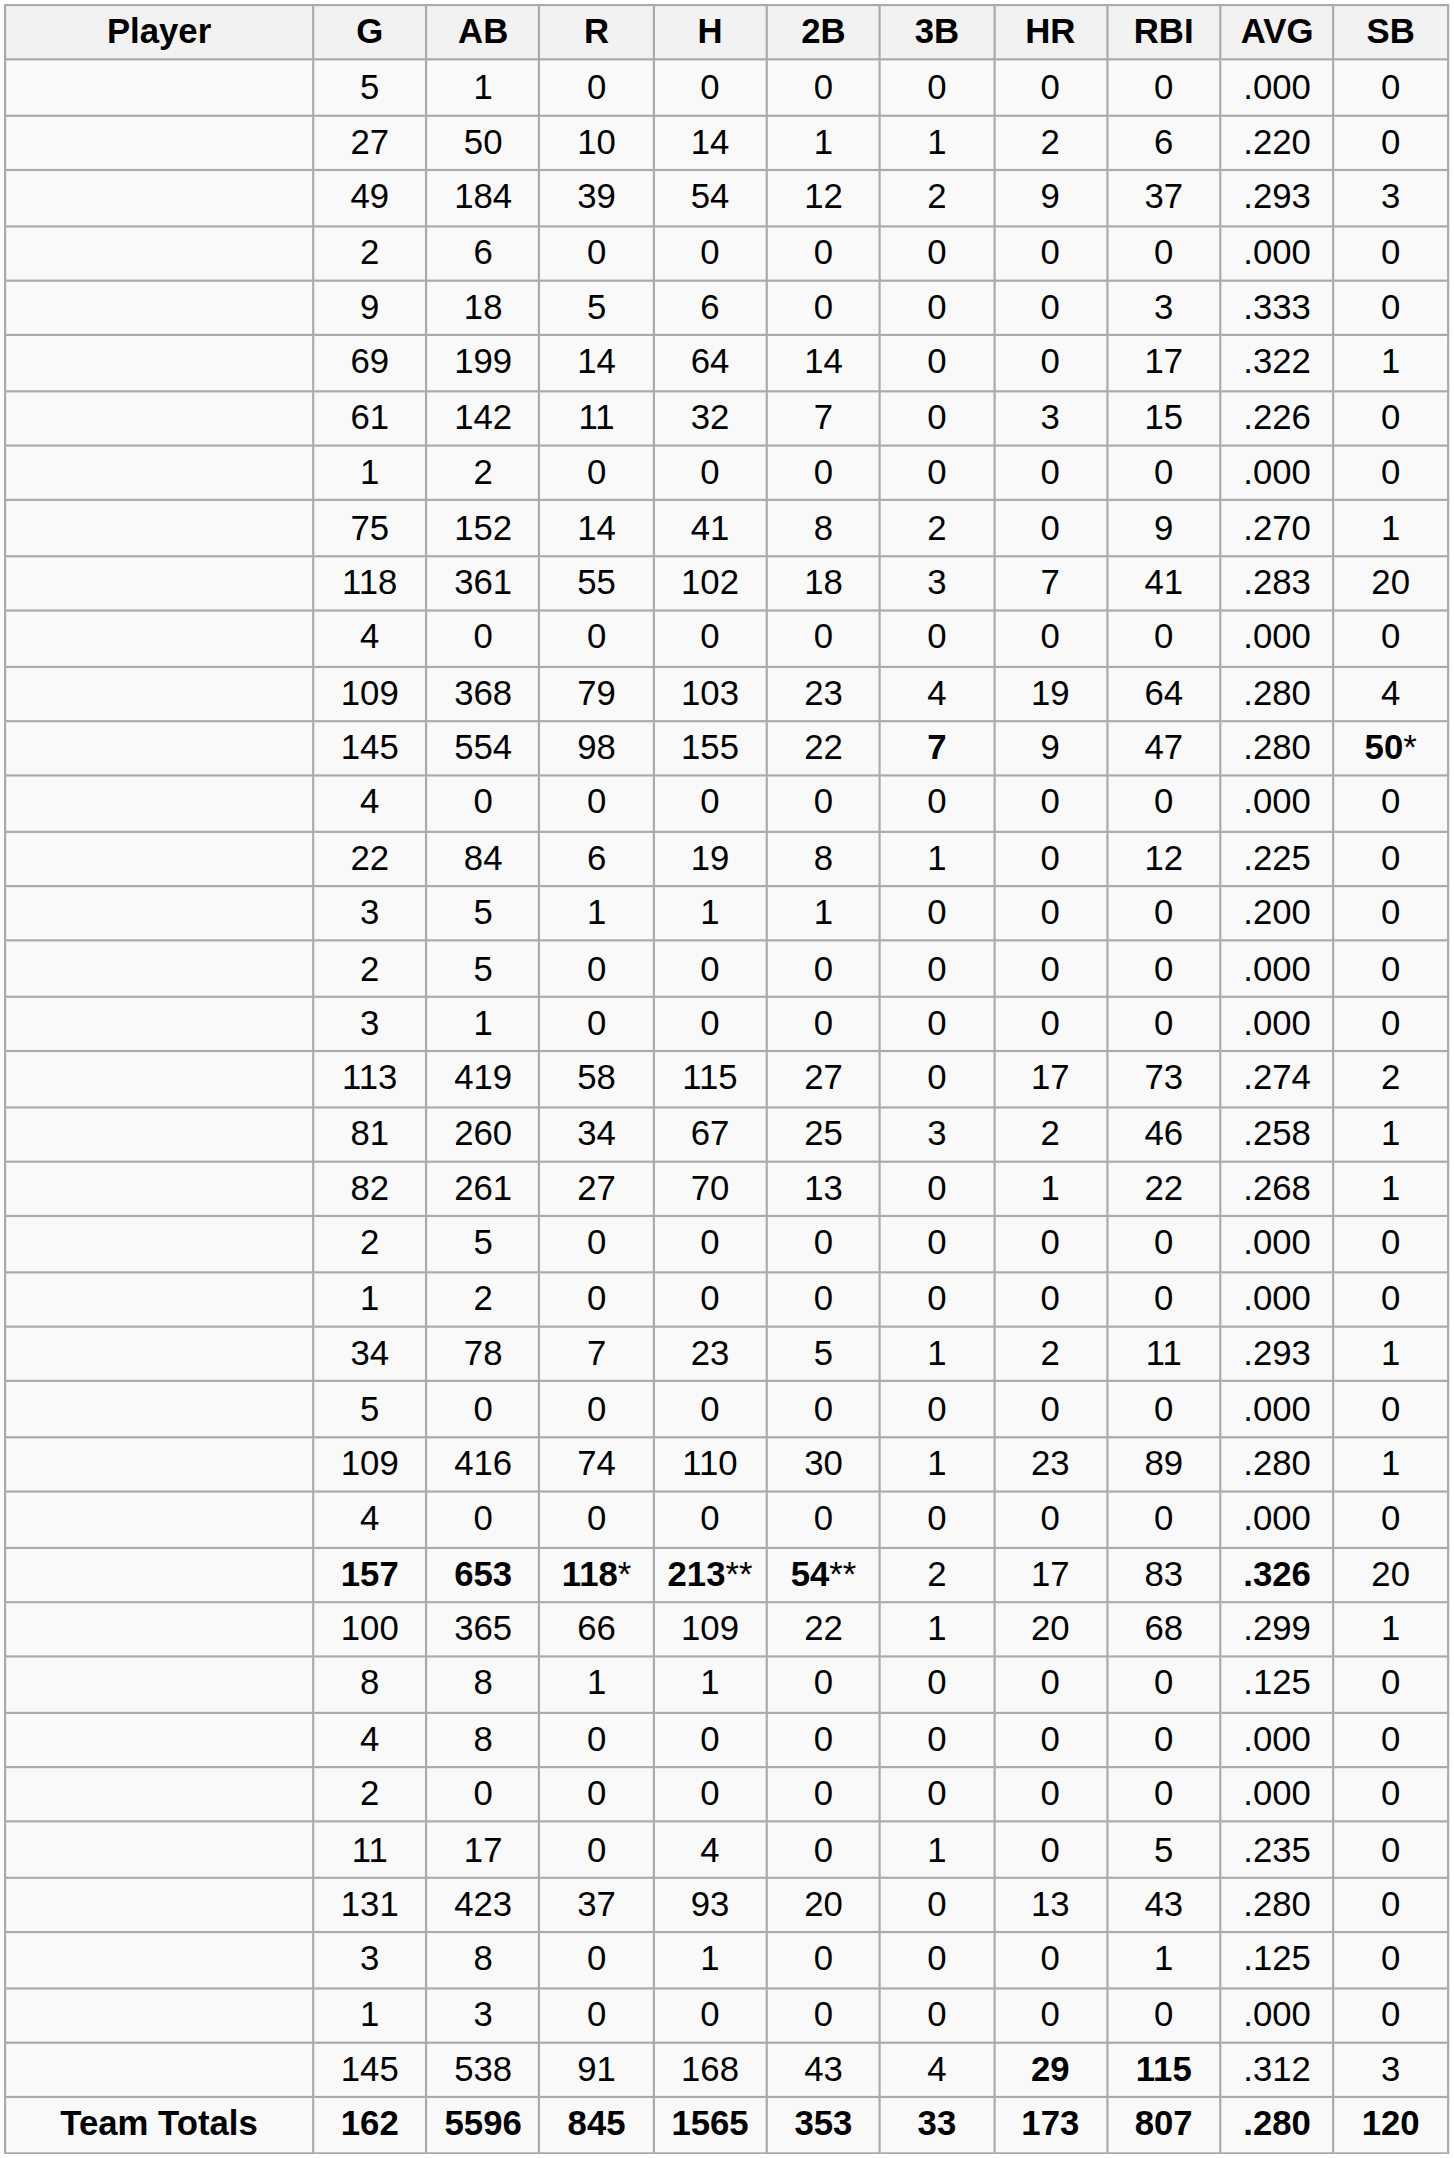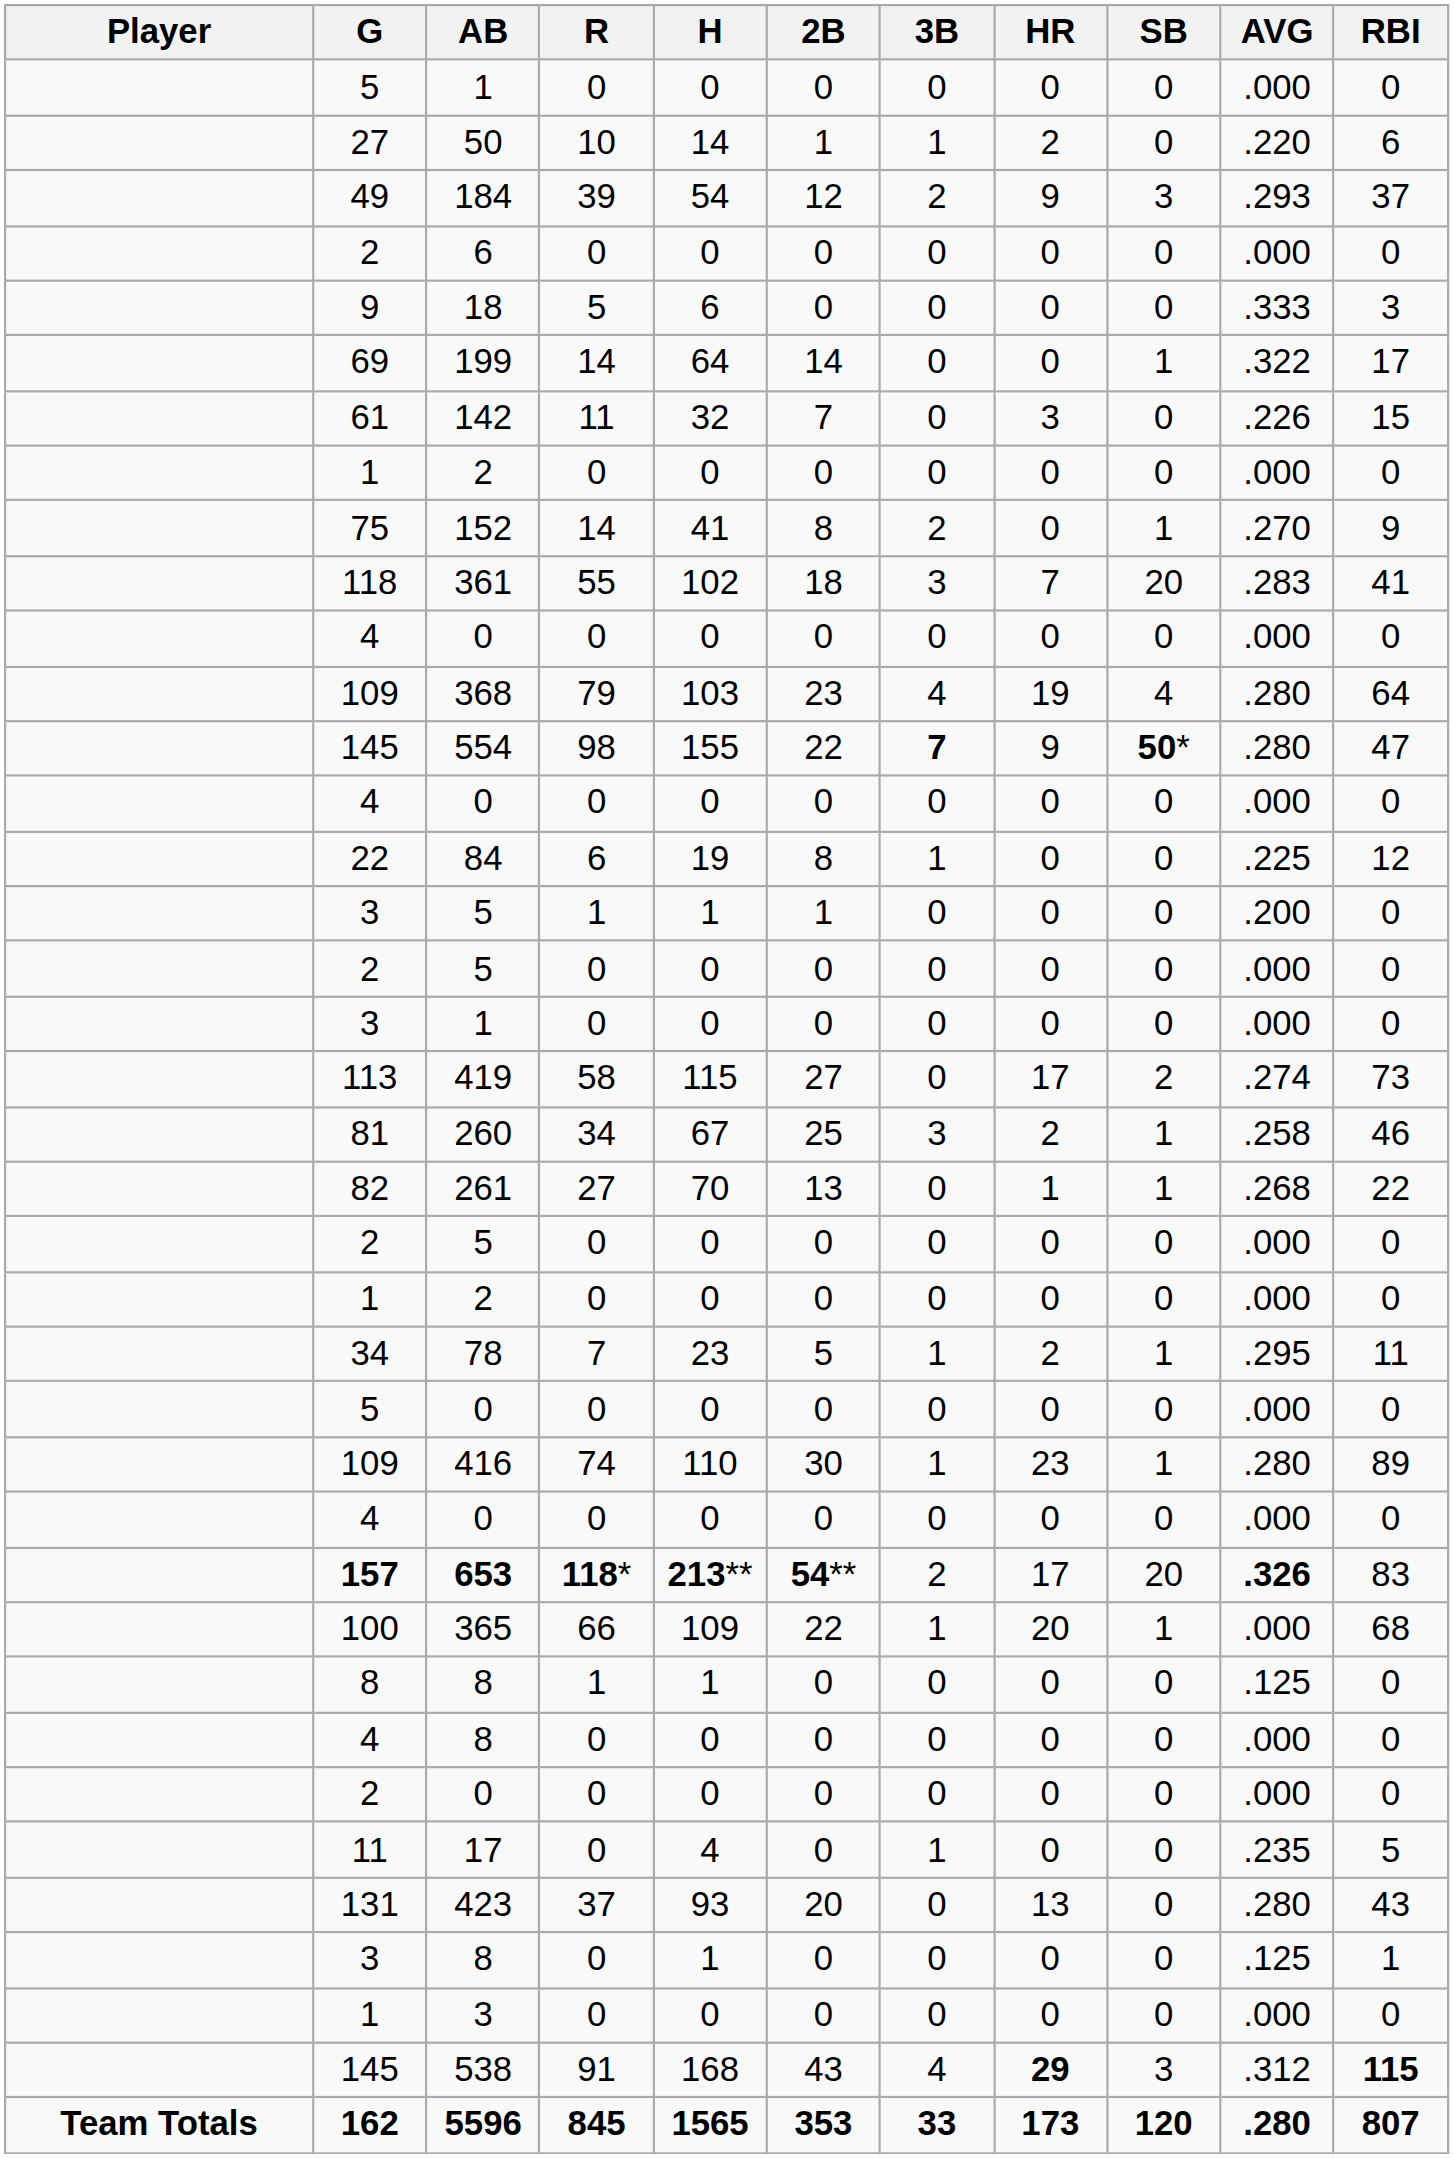columns swapped: (1164, 32) <-> (1391, 32)
(1277, 1353) .293 -> (1277, 1353) .295
(1277, 1628) .299 -> (1277, 1628) .000
